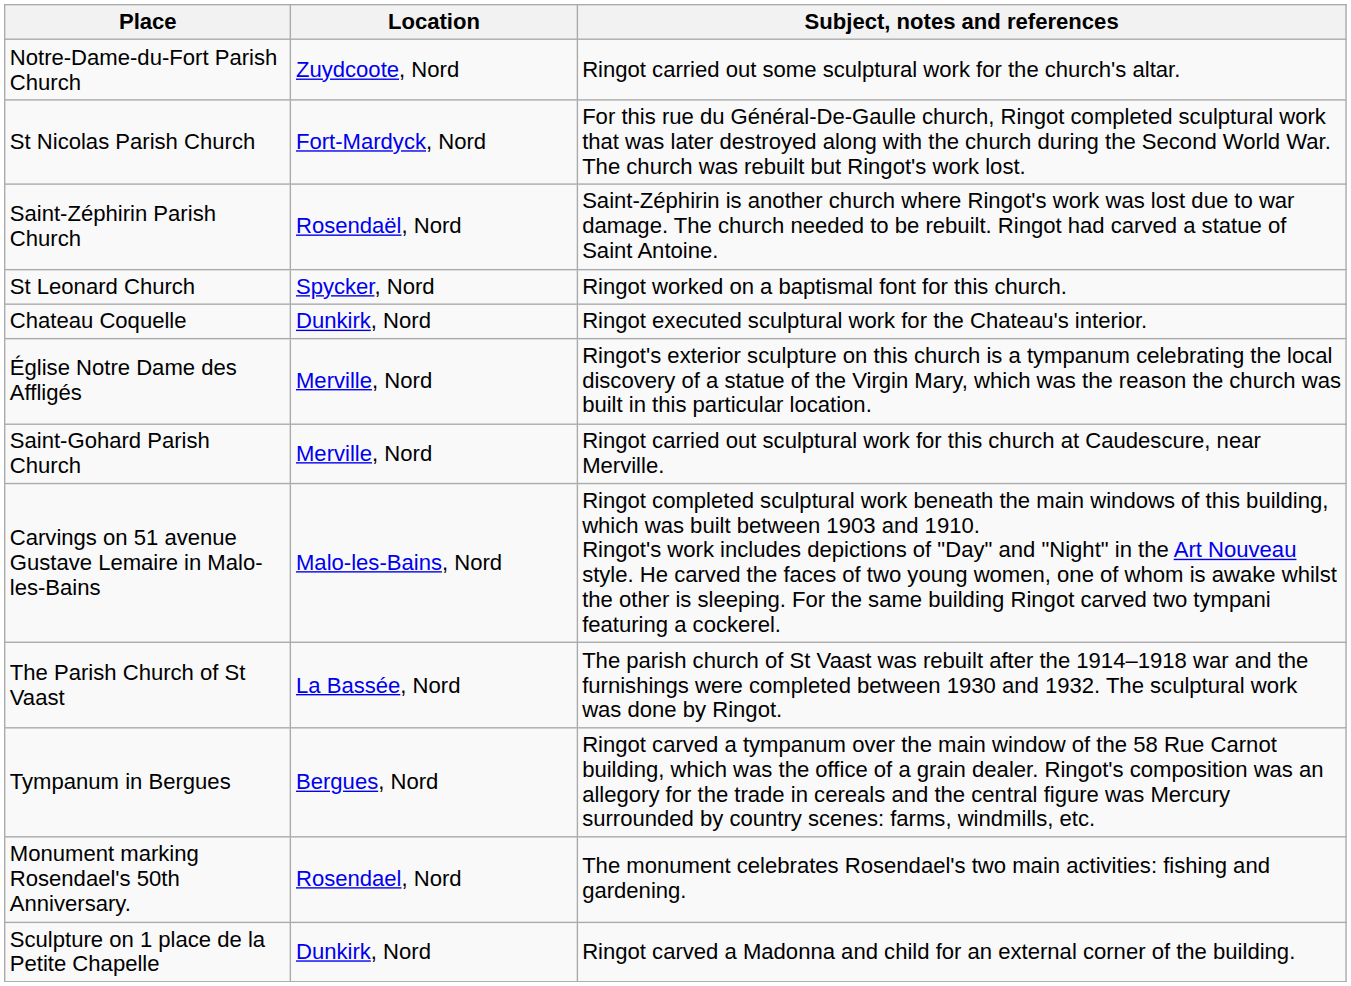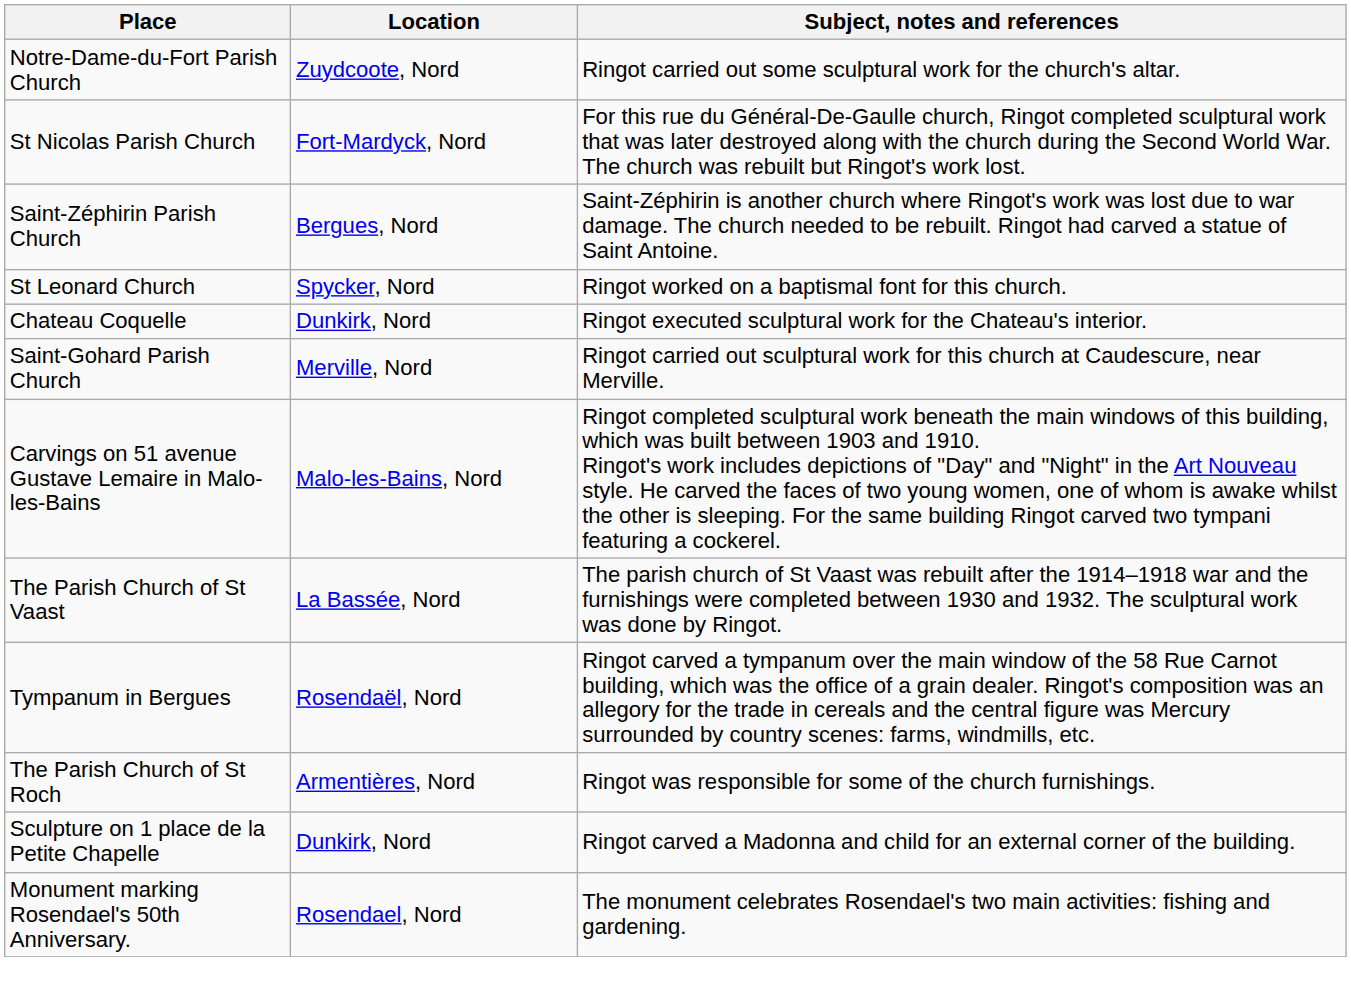(379, 226) Rosendaël, Nord -> (367, 226) Bergues, Nord
- row: (123, 381)
(367, 782) Bergues, Nord -> (379, 697) Rosendaël, Nord
+ row: (128, 782)
rows swapped: (104, 879) <-> (137, 951)
